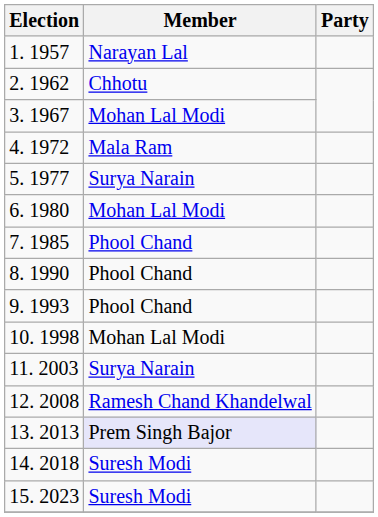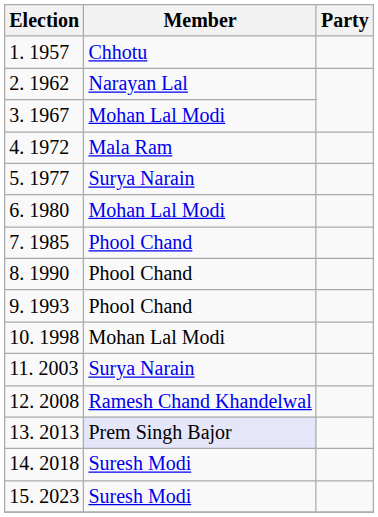(138, 52) Narayan Lal -> (118, 52) Chhotu
(118, 83) Chhotu -> (138, 83) Narayan Lal
